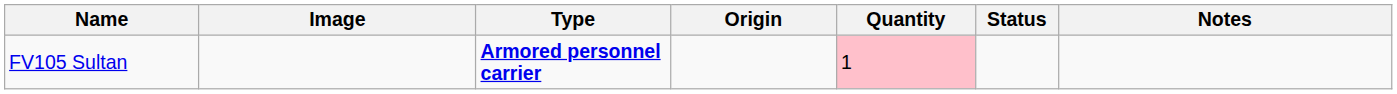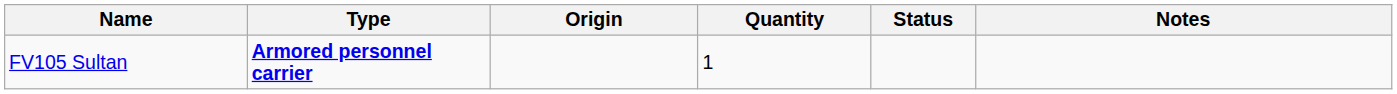- column: (337, 19)
(846, 61) pink background -> (708, 61) no background
